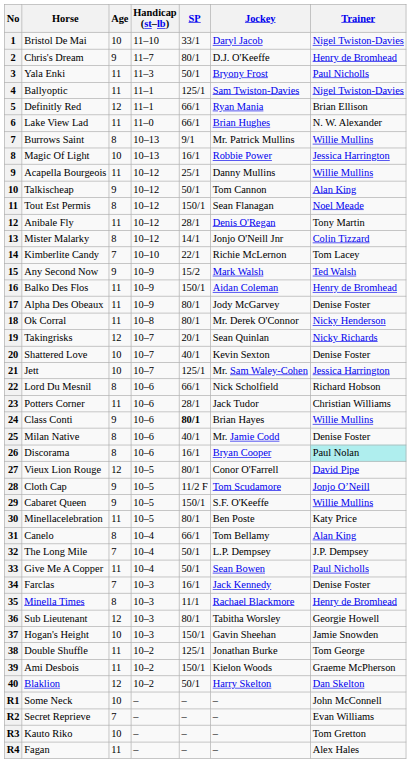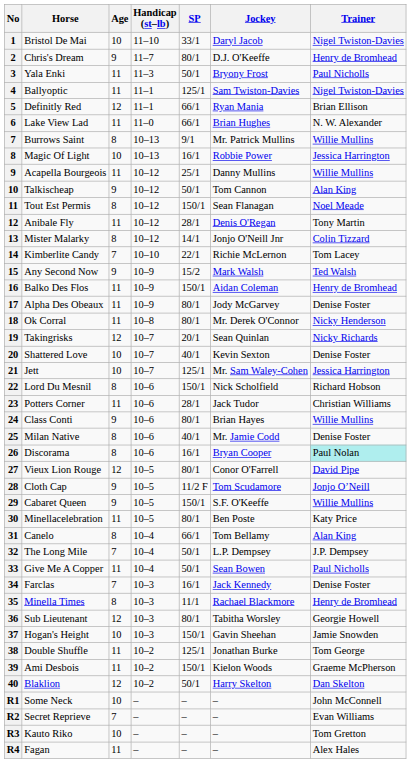(191, 387) 66/1 -> (193, 387) 150/1
(191, 420) bold -> (191, 420) normal
